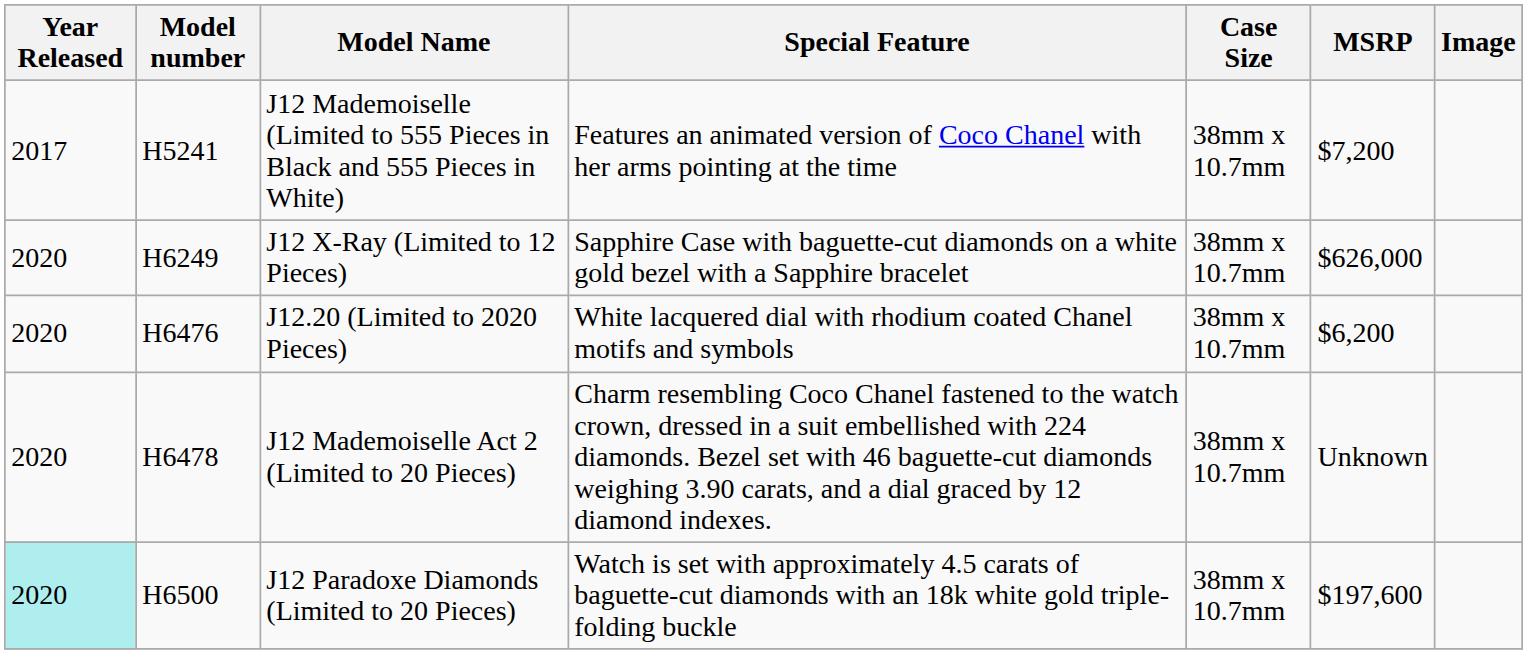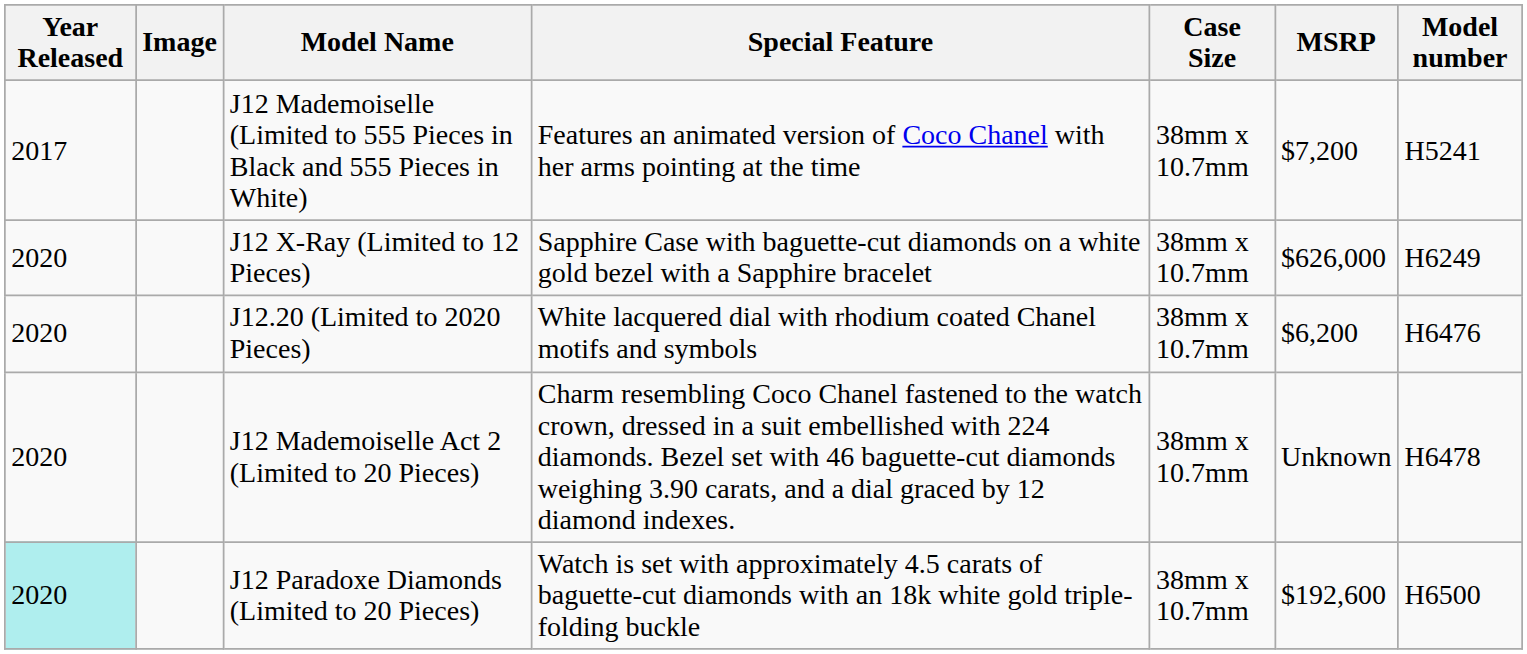columns swapped: (198, 42) <-> (1478, 42)
(1370, 595) $197,600 -> (1334, 595) $192,600
